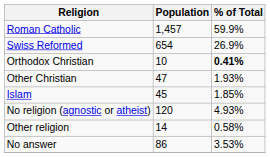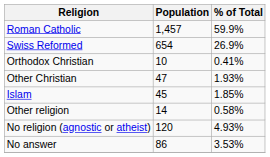(229, 62) bold -> (229, 62) normal
rows swapped: (38, 128) <-> (79, 111)
